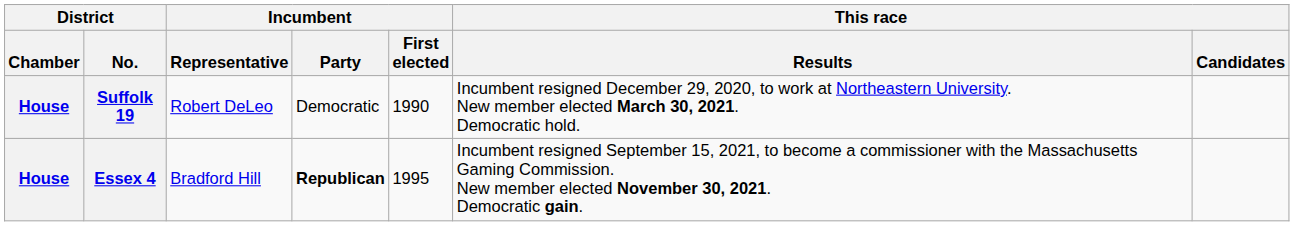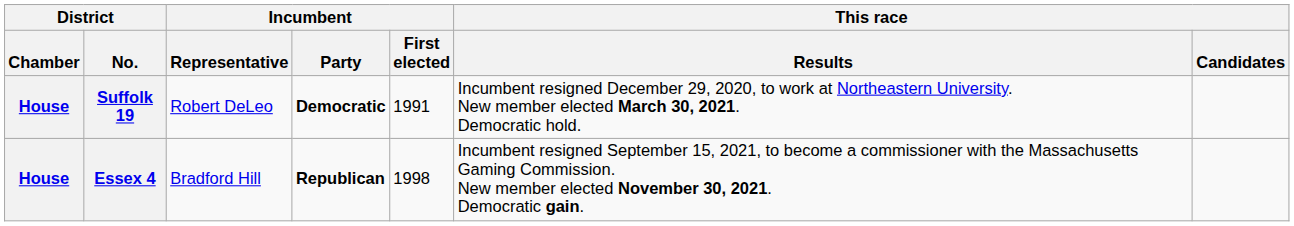(338, 106) normal -> (341, 106) bold
(411, 106) 1990 -> (412, 106) 1991
(411, 179) 1995 -> (412, 179) 1998
